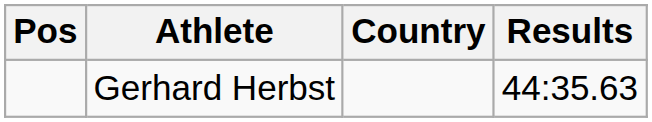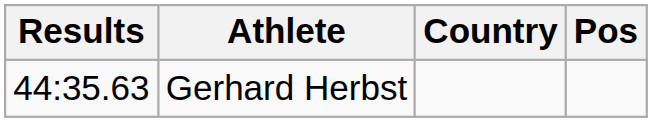columns swapped: (45, 32) <-> (570, 32)
